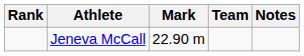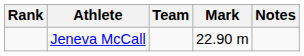columns swapped: (230, 16) <-> (179, 16)
